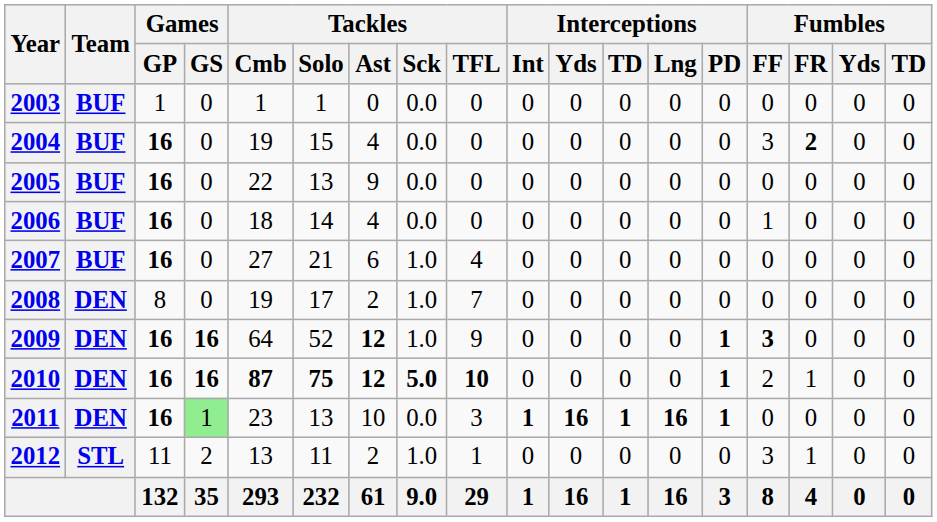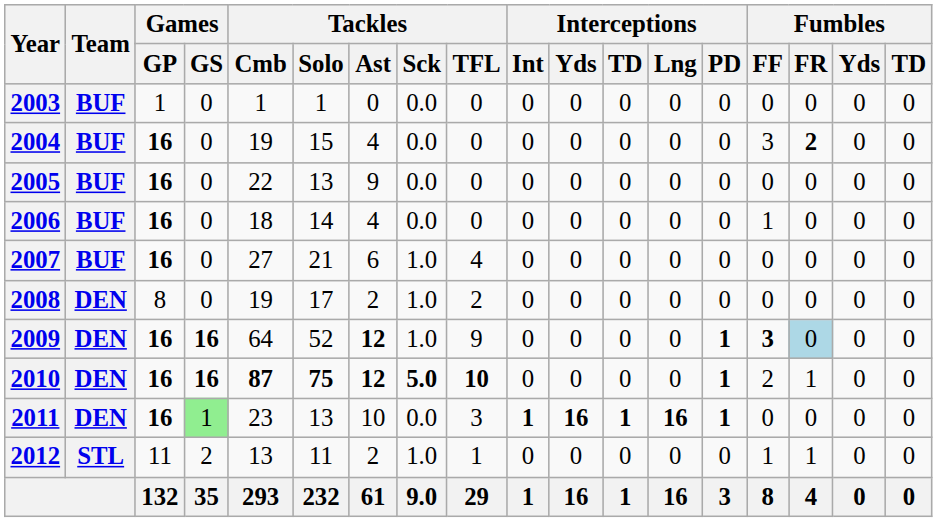(477, 299) 7 -> (477, 299) 2
(811, 338) no background -> (811, 338) lightblue background
(768, 456) 3 -> (768, 456) 1
